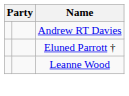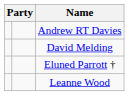+ row: (80, 47)
